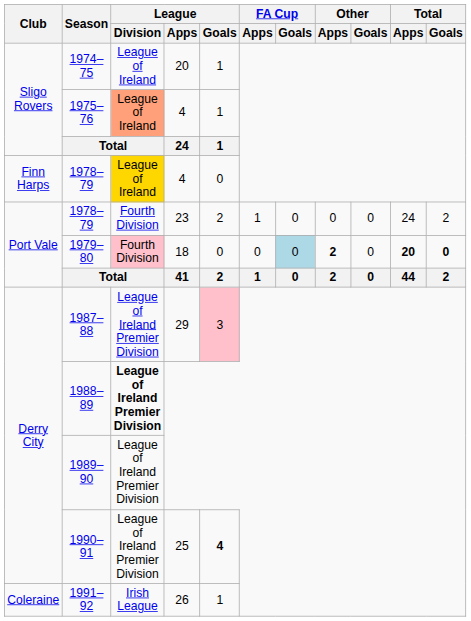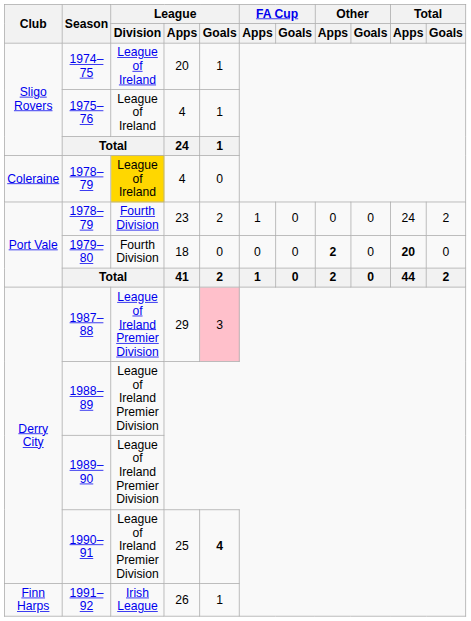(137, 113) lightsalmon background -> (137, 113) no background
(33, 178) Finn Harps -> (33, 178) Coleraine
(137, 251) pink background -> (137, 251) no background
(295, 251) lightblue background -> (295, 251) no background
(446, 251) bold -> (446, 251) normal
(137, 398) bold -> (137, 398) normal
(33, 600) Coleraine -> (33, 600) Finn Harps
